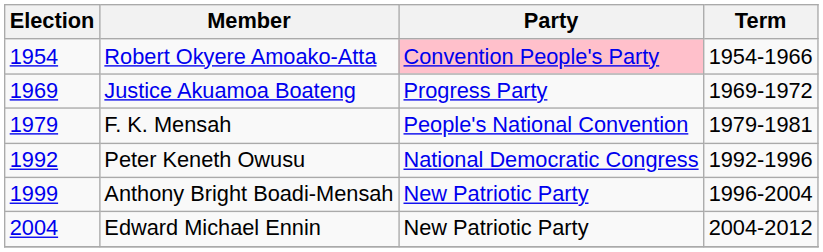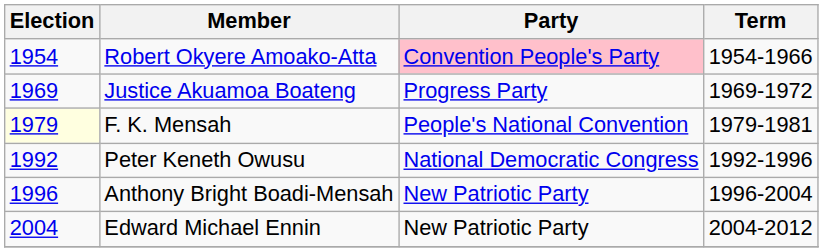(34, 125) no background -> (34, 125) lightyellow background
(34, 194) 1999 -> (34, 194) 1996
